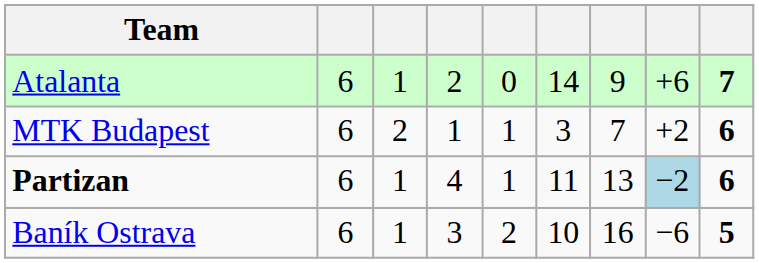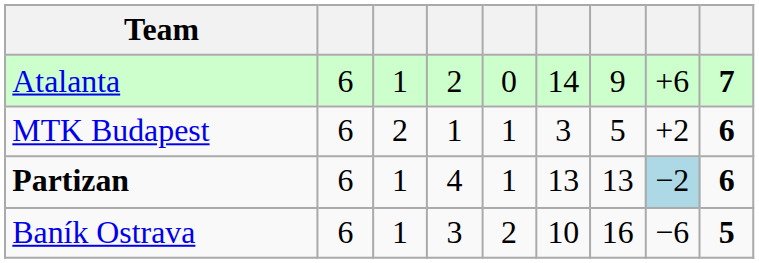(618, 130) 7 -> (618, 130) 5
(563, 181) 11 -> (563, 181) 13
